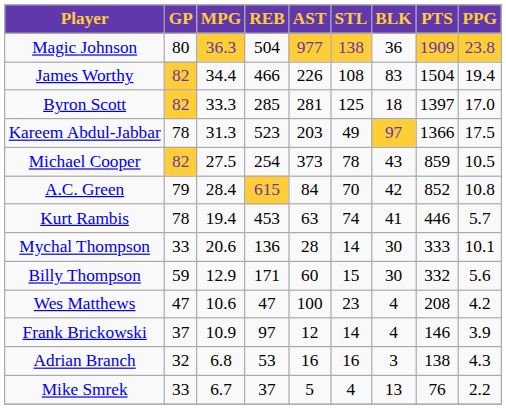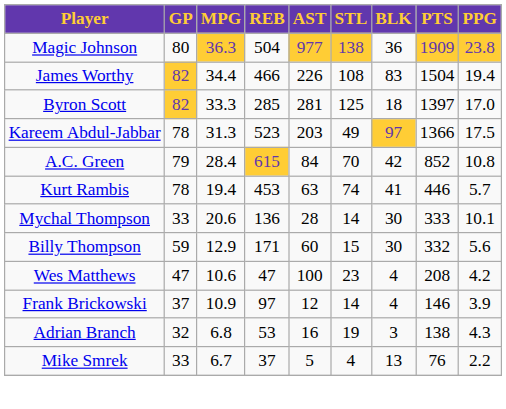- row: (85, 161)
(351, 361) 16 -> (351, 332) 19
